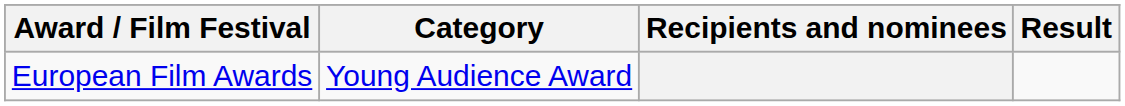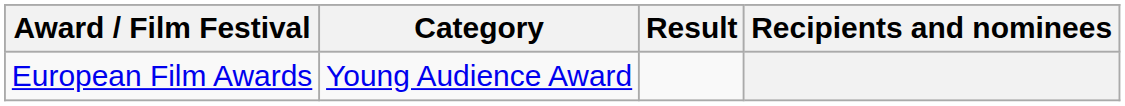columns swapped: (826, 28) <-> (1066, 28)
